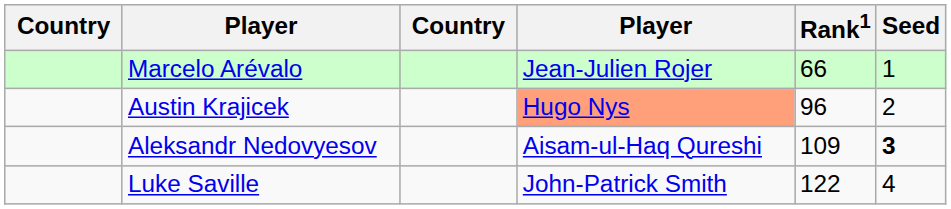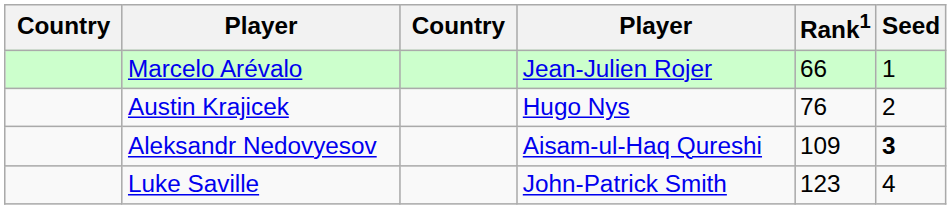(576, 107) lightsalmon background -> (576, 107) no background
(814, 107) 96 -> (814, 107) 76
(820, 184) 122 -> (820, 184) 123
